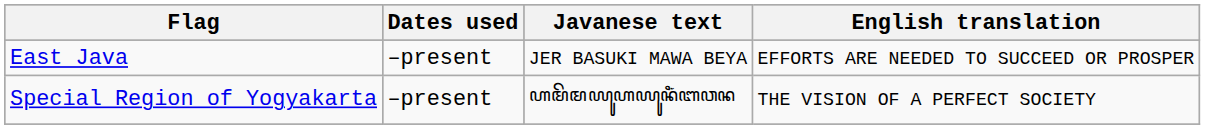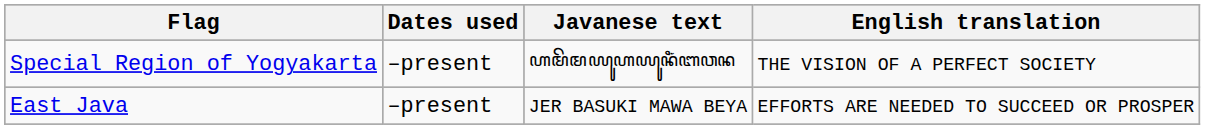rows swapped: (69, 58) <-> (194, 100)
